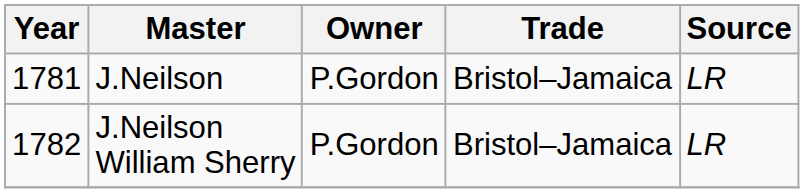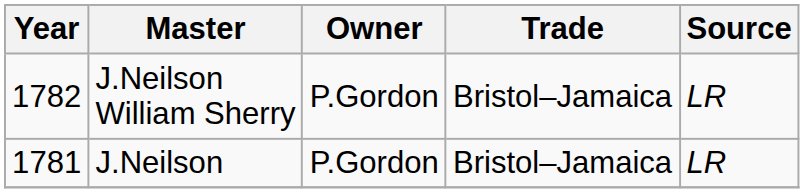rows swapped: (159, 78) <-> (196, 145)
